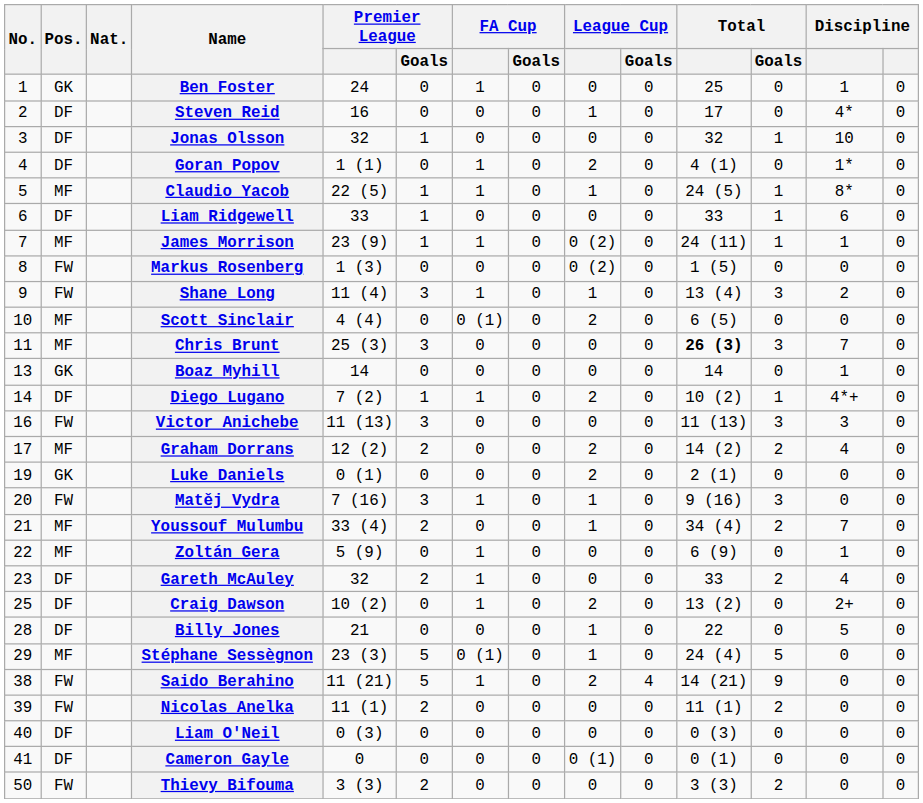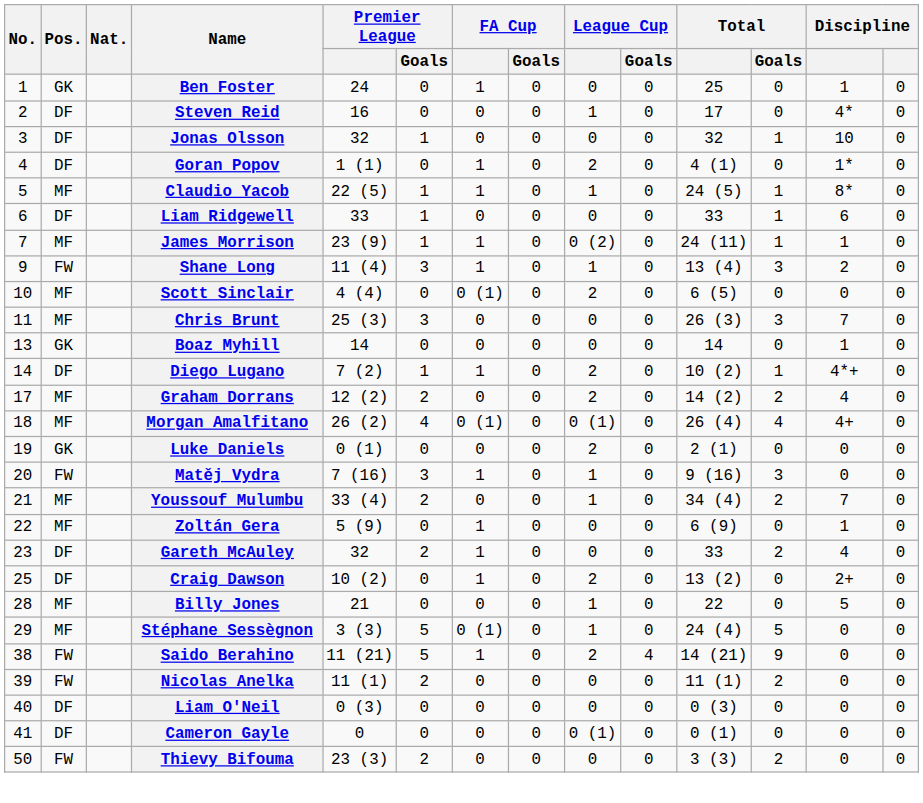- row: (227, 268)
(714, 346) bold -> (714, 320) normal
- row: (227, 424)
+ row: (227, 424)
(64, 630) DF -> (64, 605) MF
(360, 656) 23 (3) -> (360, 630) 3 (3)
(360, 785) 3 (3) -> (360, 760) 23 (3)
